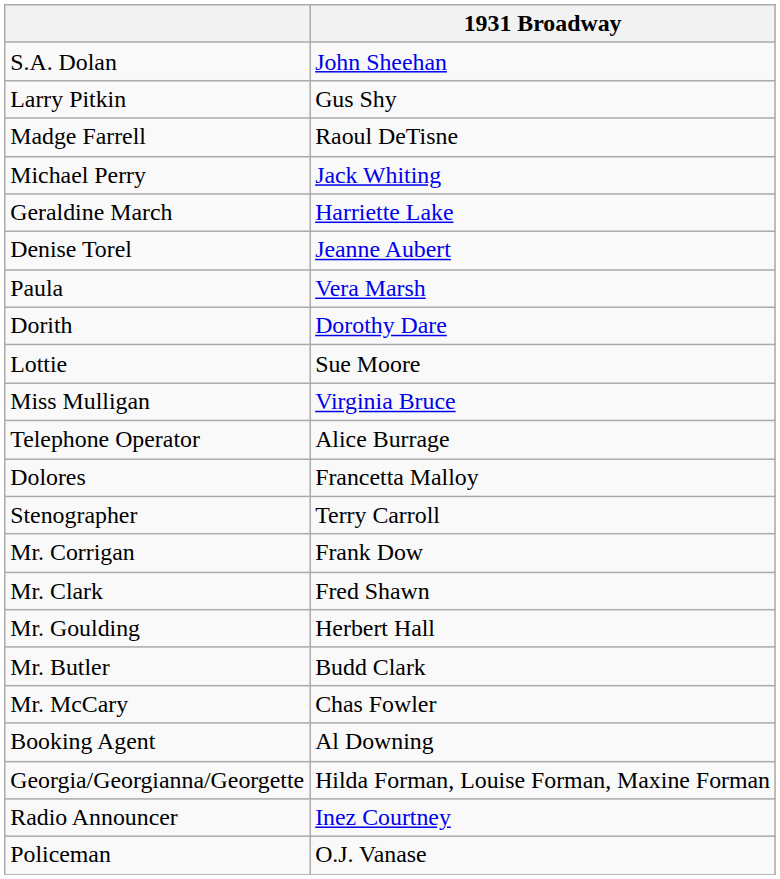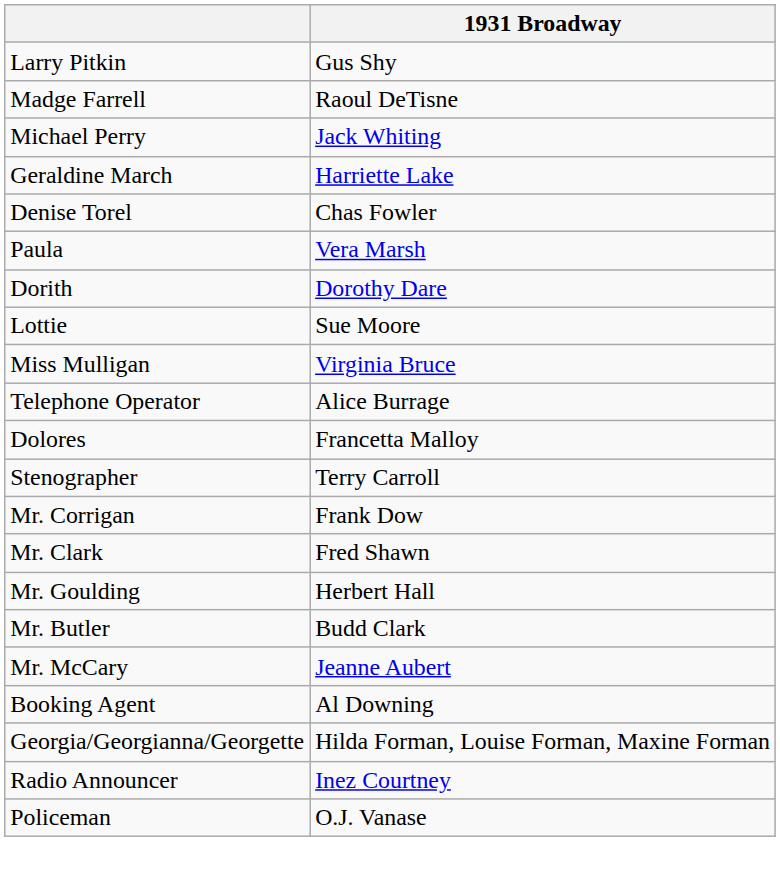- row: (64, 61)
(383, 250) Jeanne Aubert -> (376, 212) Chas Fowler
(376, 703) Chas Fowler -> (383, 666) Jeanne Aubert
